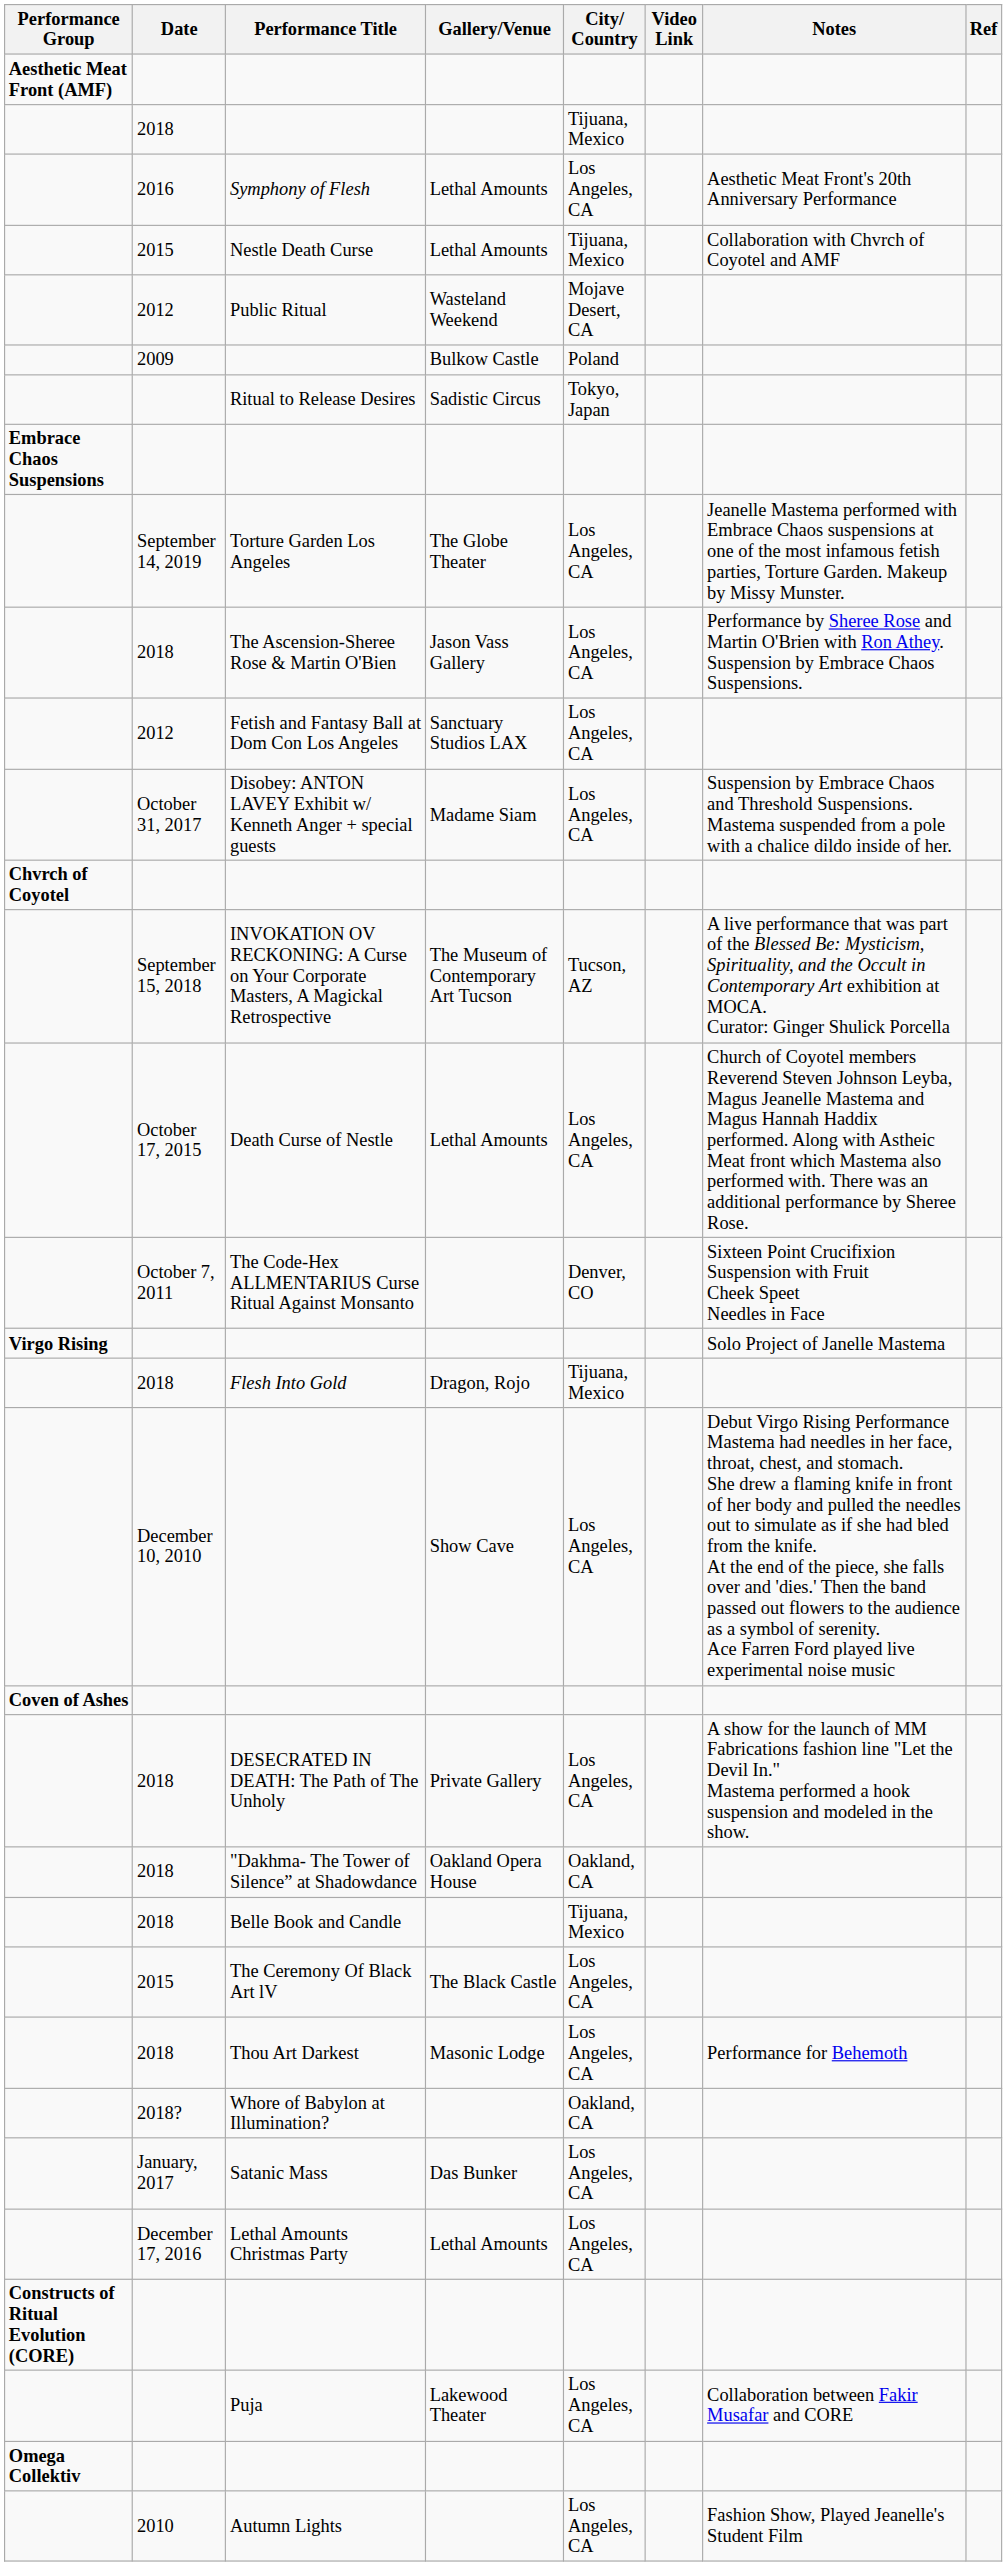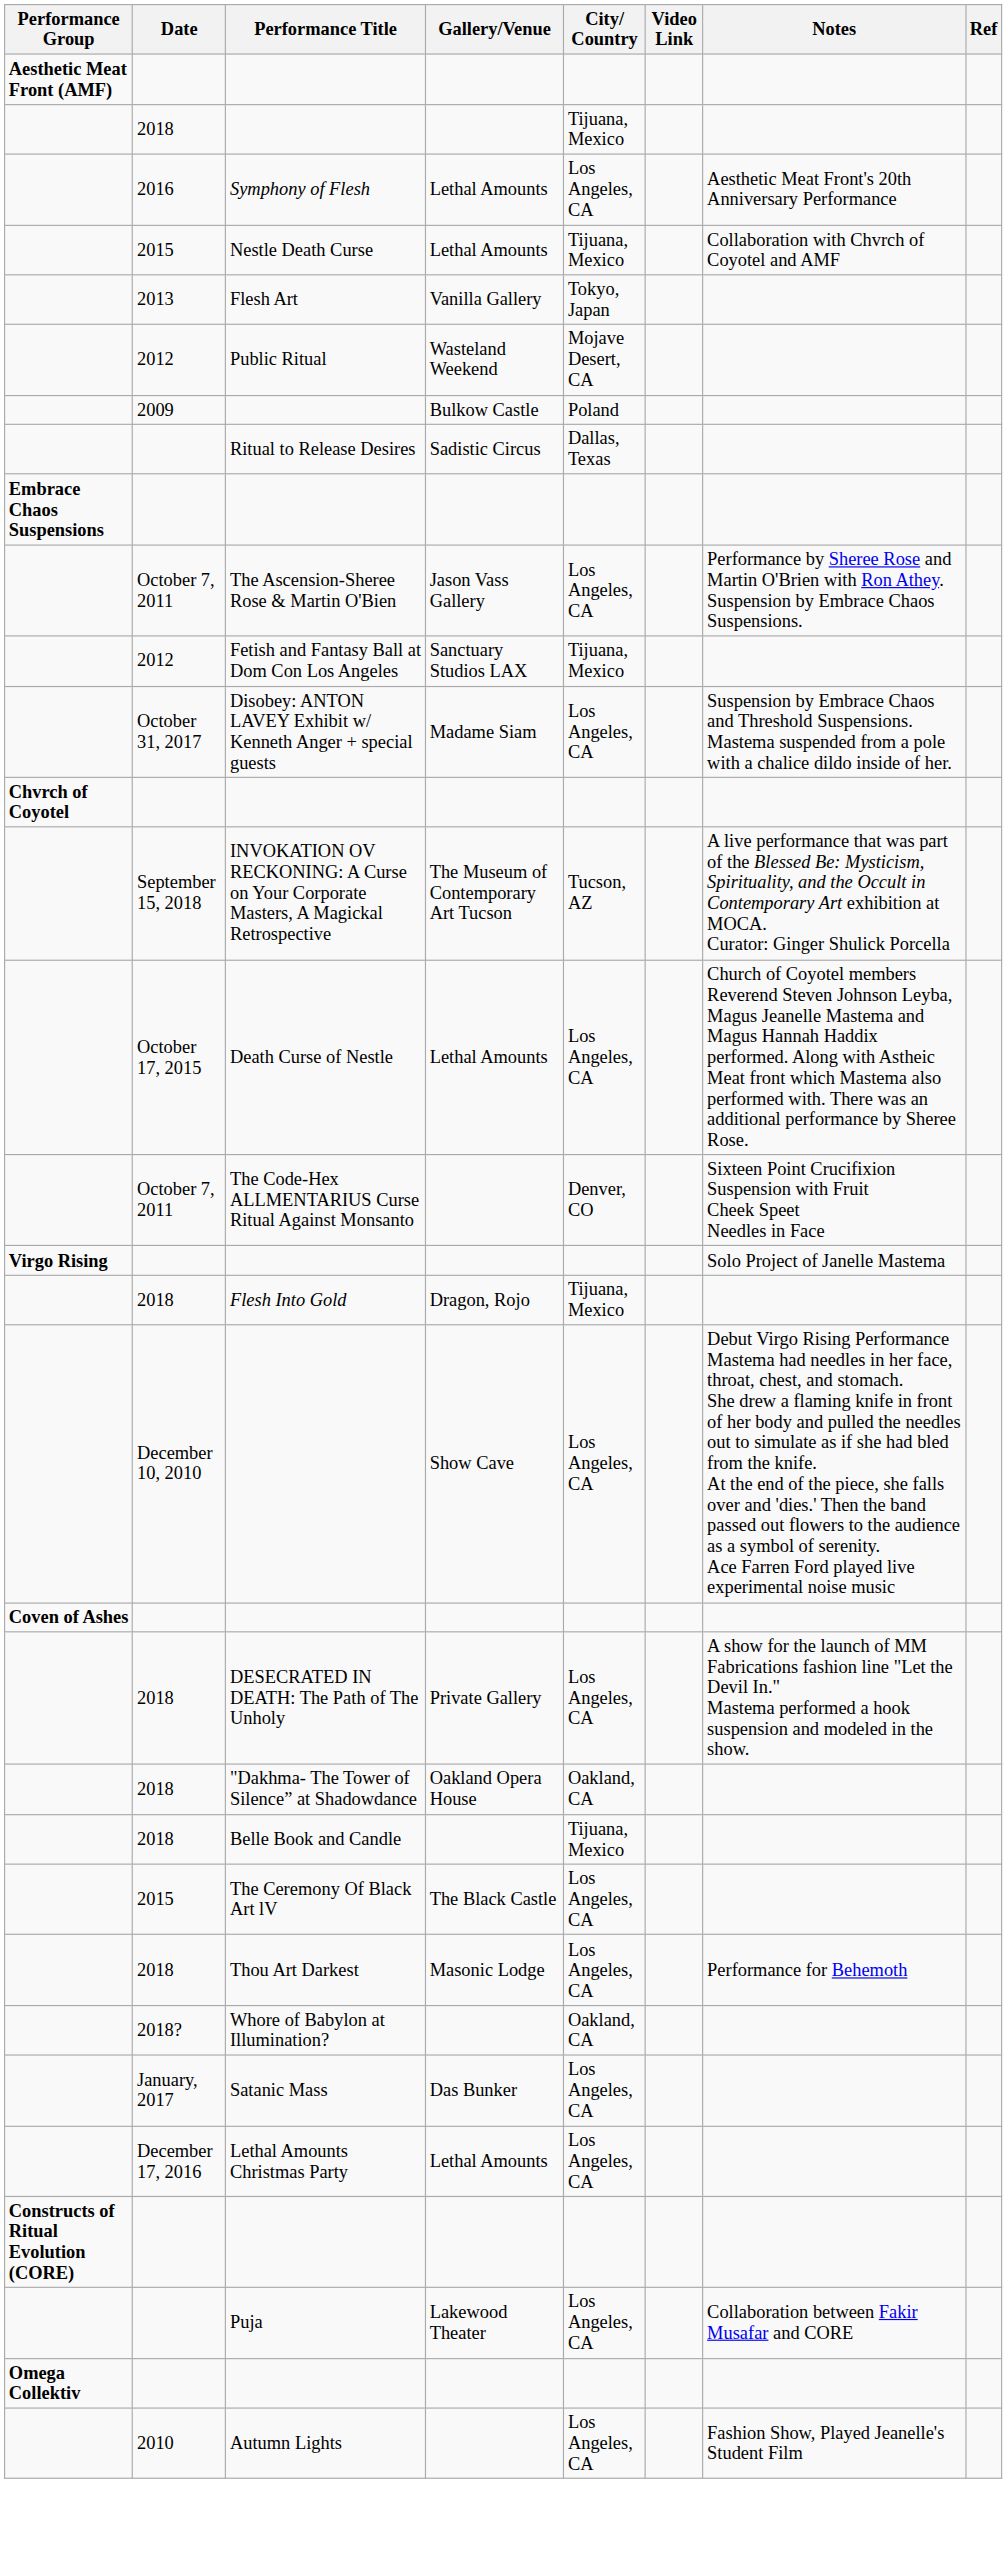+ row: (69, 300)
(594, 399) Tokyo, Japan -> (594, 449) Dallas, Texas
- row: (69, 551)
(155, 652) 2018 -> (176, 590) October 7, 2011
(600, 733) Los Angeles, CA -> (598, 660) Tijuana, Mexico
